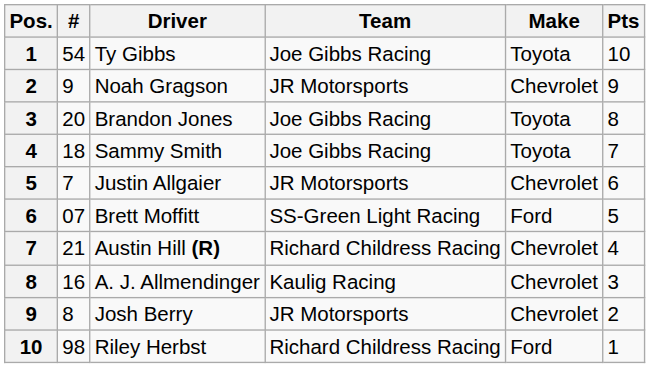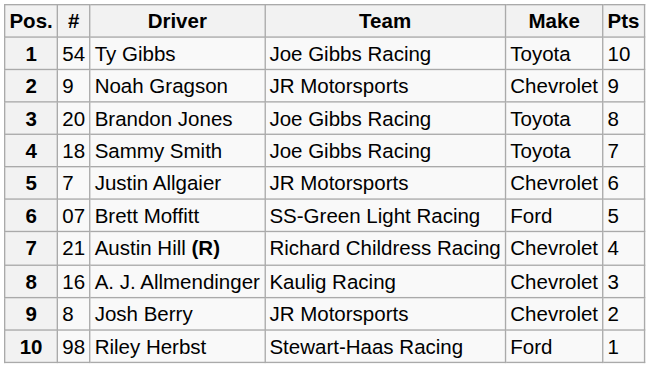(385, 346) Richard Childress Racing -> (366, 346) Stewart-Haas Racing
